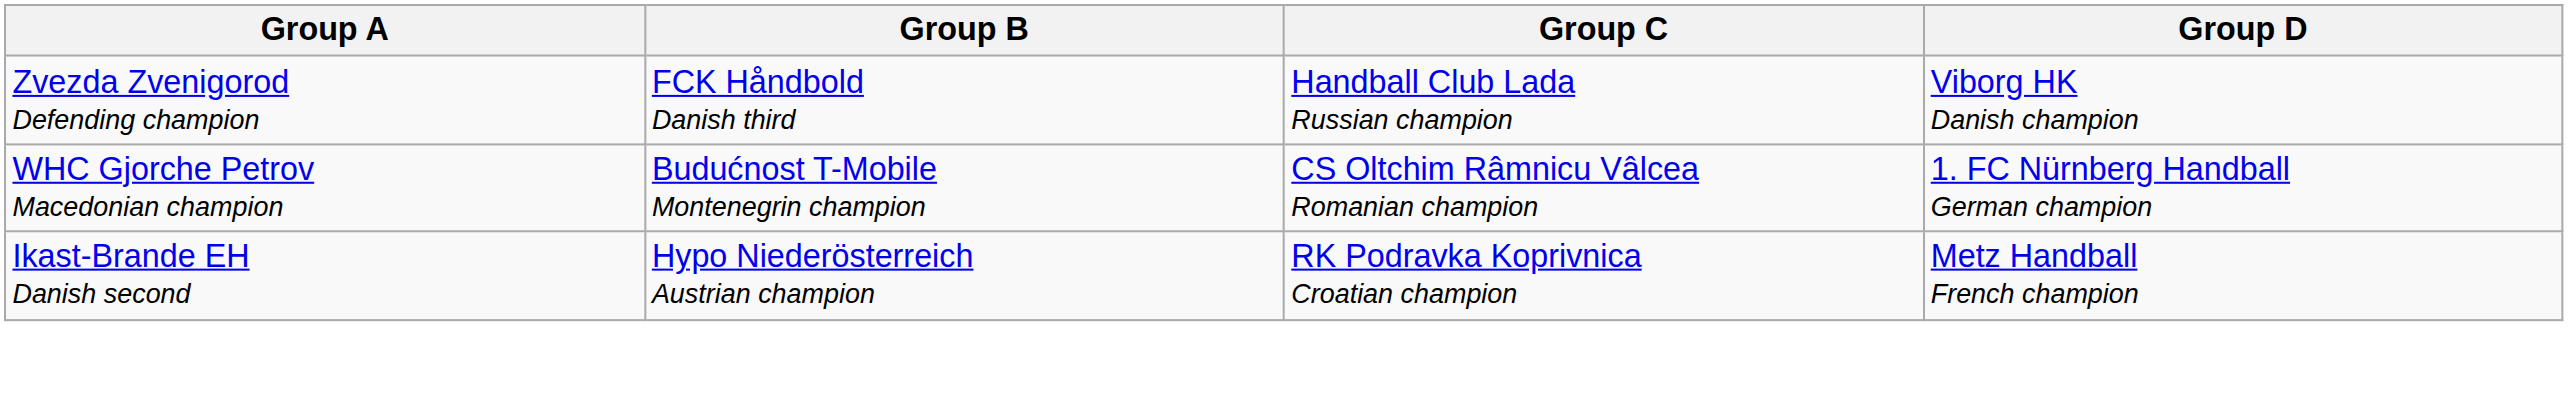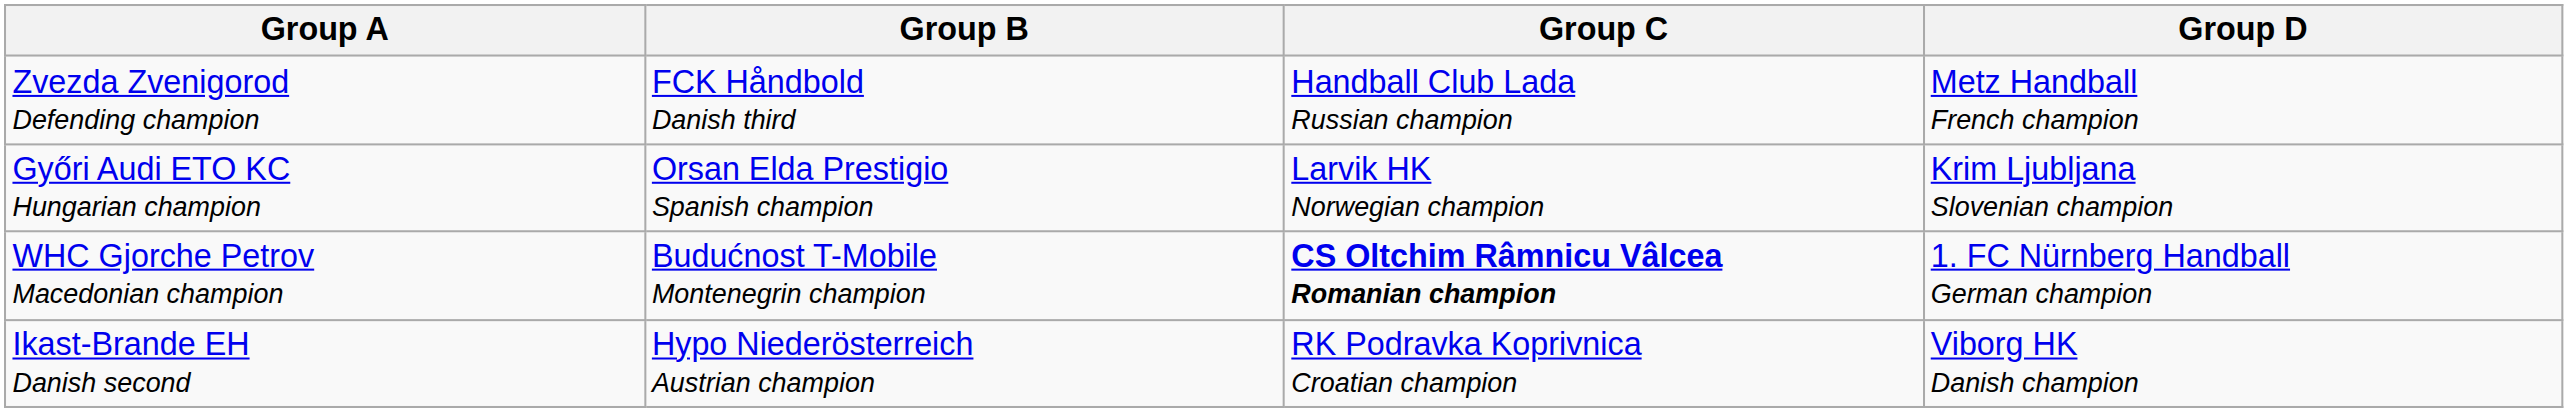(2035, 99) Viborg HK Danish champion -> (2035, 99) Metz Handball French champion
+ row: (151, 187)
(1495, 187) normal -> (1507, 274) bold
(2035, 274) Metz Handball French champion -> (2035, 362) Viborg HK Danish champion
